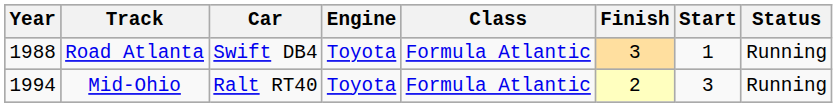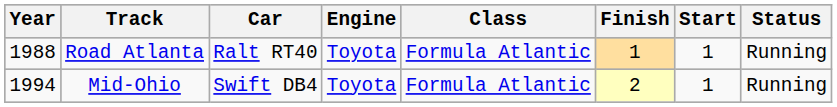(265, 53) Swift DB4 -> (265, 53) Ralt RT40
(635, 53) 3 -> (635, 53) 1
(265, 86) Ralt RT40 -> (265, 86) Swift DB4
(708, 86) 3 -> (708, 86) 1
